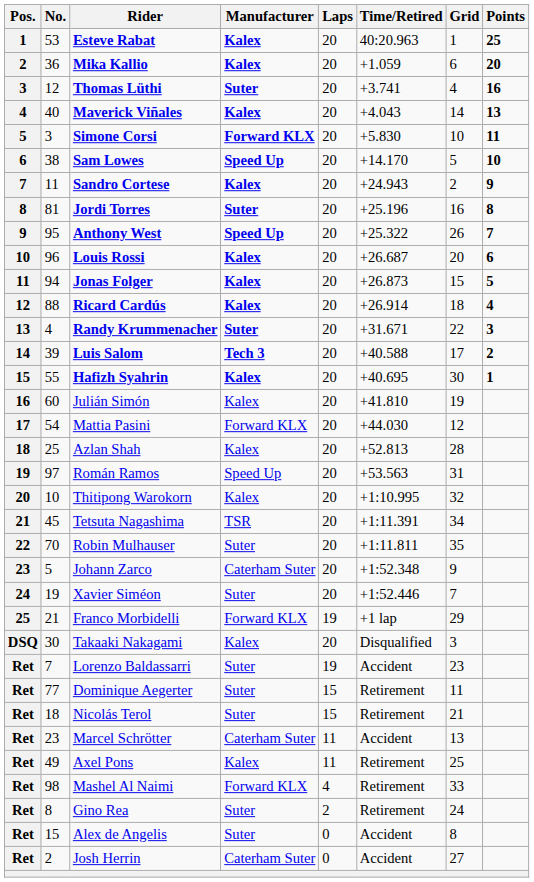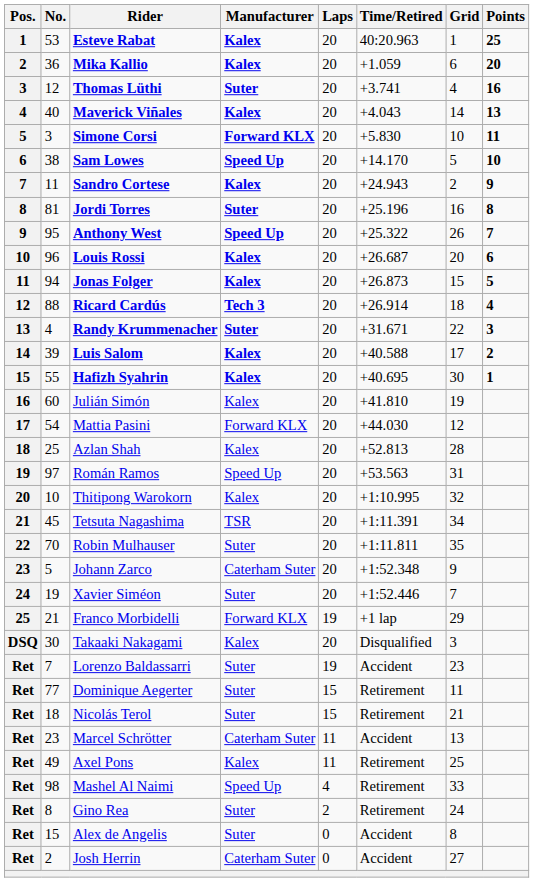(242, 305) Kalex -> (244, 305) Tech 3
(244, 353) Tech 3 -> (242, 353) Kalex
(266, 786) Forward KLX -> (253, 786) Speed Up
